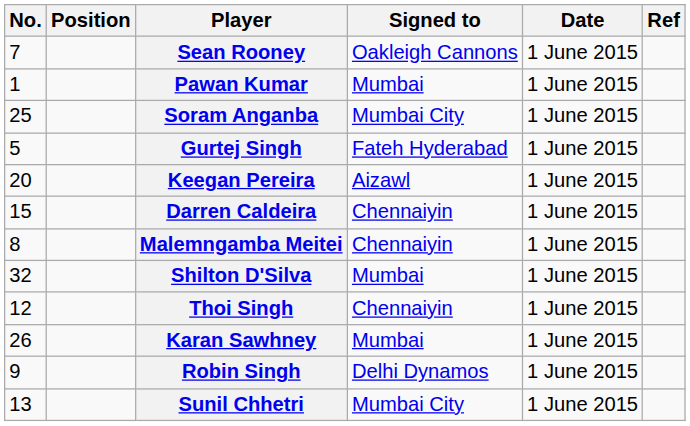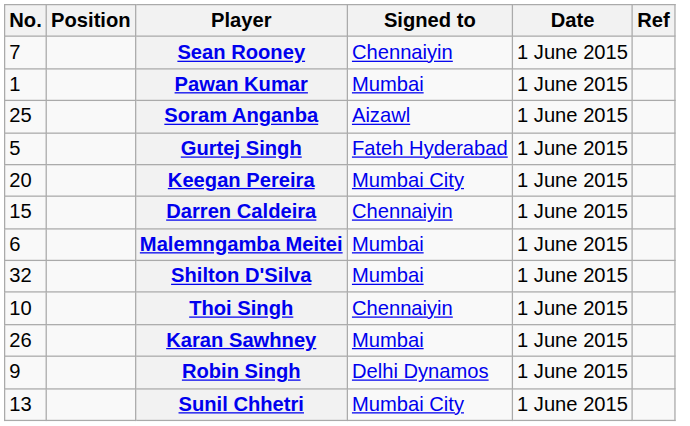(435, 52) Oakleigh Cannons -> (402, 52) Chennaiyin
(408, 116) Mumbai City -> (381, 116) Aizawl
(381, 180) Aizawl -> (408, 180) Mumbai City
(15, 244) 8 -> (15, 244) 6
(402, 244) Chennaiyin -> (388, 244) Mumbai
(20, 308) 12 -> (20, 308) 10
